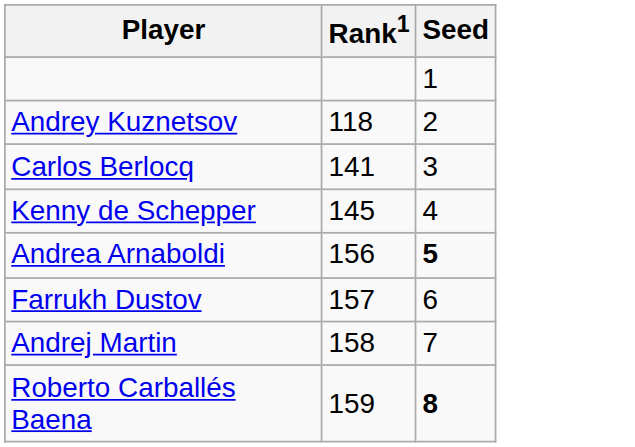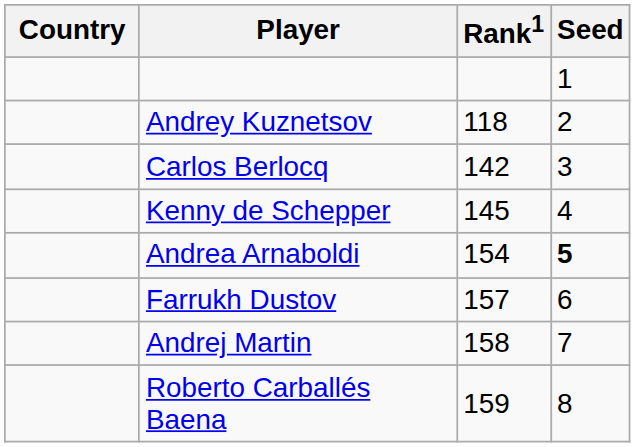+ column: (72, 30)
(352, 166) 141 -> (486, 166) 142
(352, 254) 156 -> (486, 254) 154
(430, 402) bold -> (565, 402) normal
